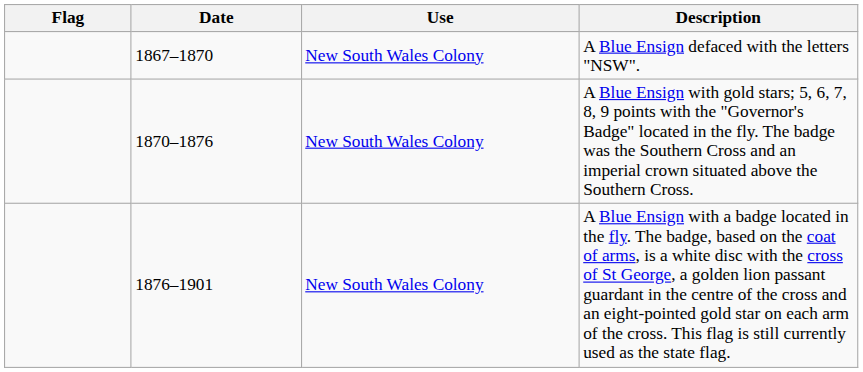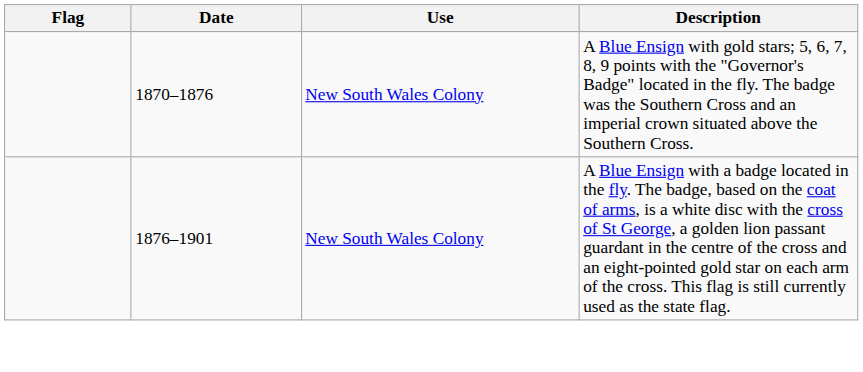- row: (716, 55)
